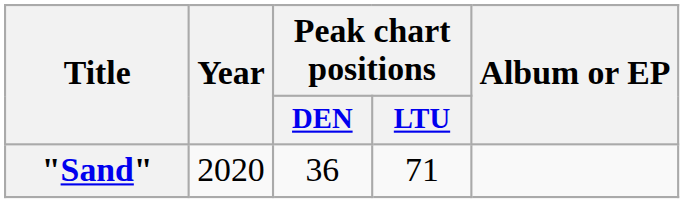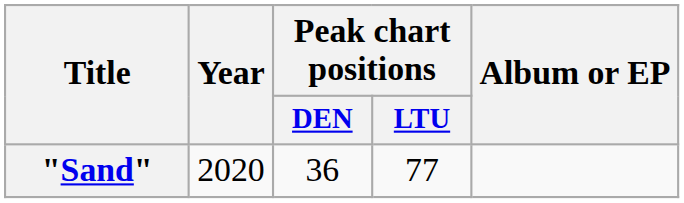(422, 170) 71 -> (422, 170) 77
